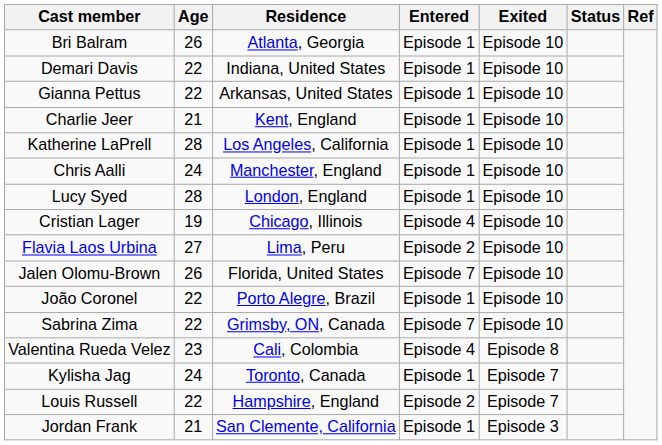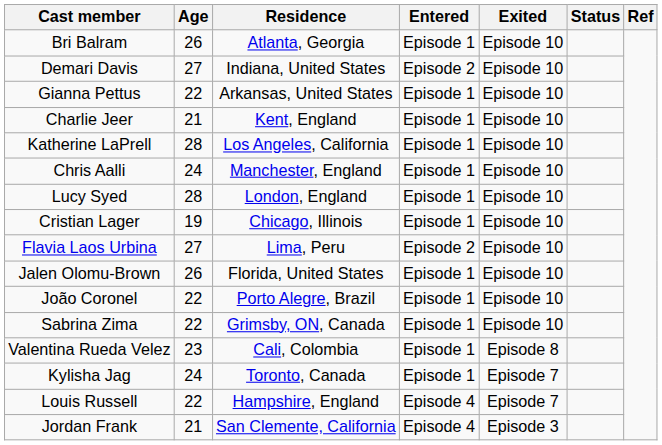(193, 68) 22 -> (193, 68) 27
(439, 68) Episode 1 -> (439, 68) Episode 2
(439, 222) Episode 4 -> (439, 222) Episode 1
(439, 273) Episode 7 -> (439, 273) Episode 1
(439, 324) Episode 7 -> (439, 324) Episode 1
(439, 350) Episode 4 -> (439, 350) Episode 1
(439, 401) Episode 2 -> (439, 401) Episode 4
(439, 427) Episode 1 -> (439, 427) Episode 4
